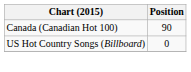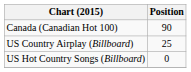+ row: (70, 43)
